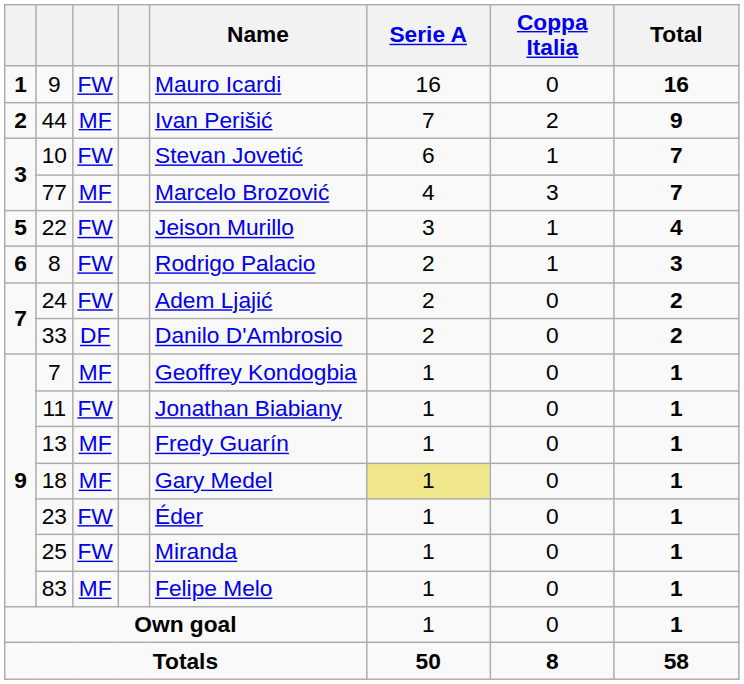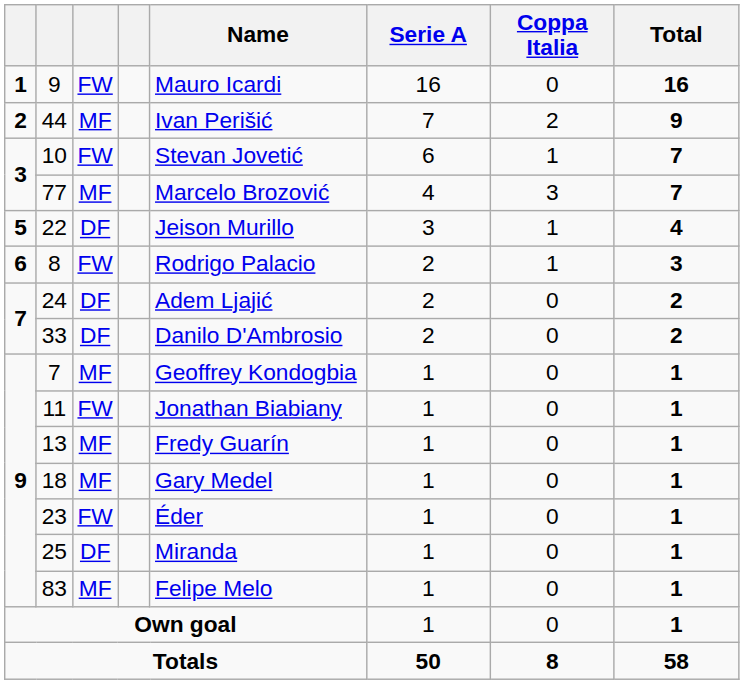(95, 228) FW -> (95, 228) DF
(95, 300) FW -> (95, 300) DF
(428, 480) khaki background -> (428, 480) no background
(95, 552) FW -> (95, 552) DF
